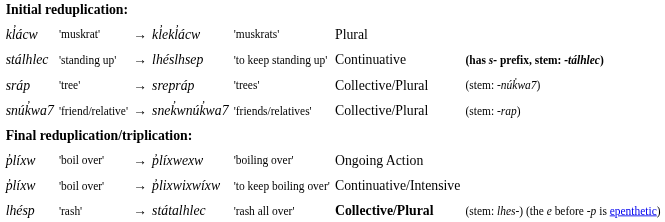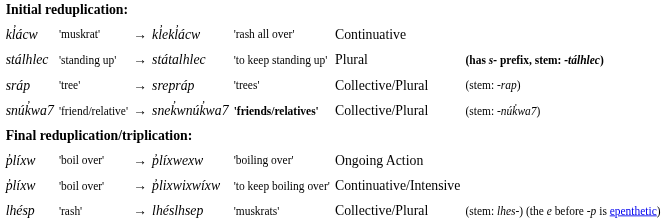(256, 35) 'muskrats' -> (264, 35) 'rash all over'
(351, 34) Plural -> (371, 34) Continuative
(178, 60) lhéslhsep -> (179, 60) státalhlec
(371, 60) Continuative -> (351, 60) Plural
(503, 85) (stem: -núk̓wa7) -> (493, 85) (stem: -rap)
(273, 111) normal -> (276, 110) bold
(493, 111) (stem: -rap) -> (503, 111) (stem: -núk̓wa7)
(179, 210) státalhlec -> (178, 210) lhéslhsep
(264, 211) 'rash all over' -> (256, 211) 'muskrats'
(384, 210) bold -> (382, 210) normal
